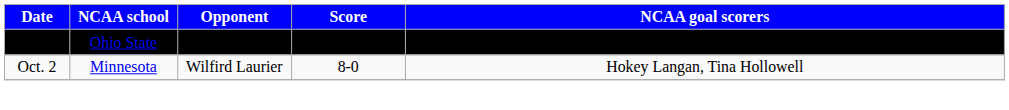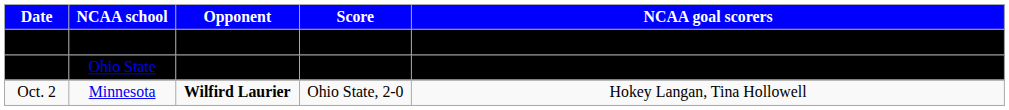+ row: (37, 42)
(348, 42) Ohio State, 2-0 -> (355, 67) 8-0
(234, 67) normal -> (237, 92) bold
(348, 67) 8-0 -> (355, 92) Ohio State, 2-0
